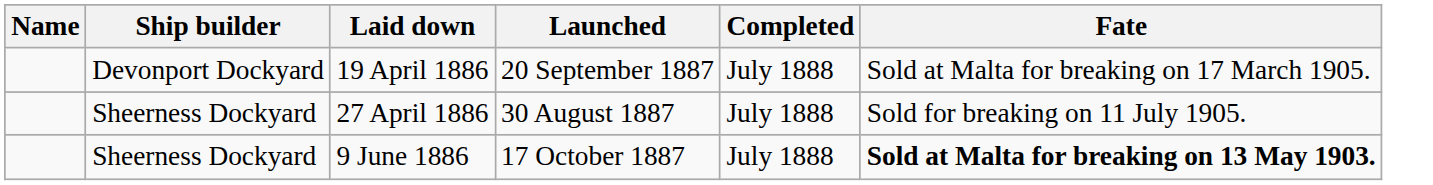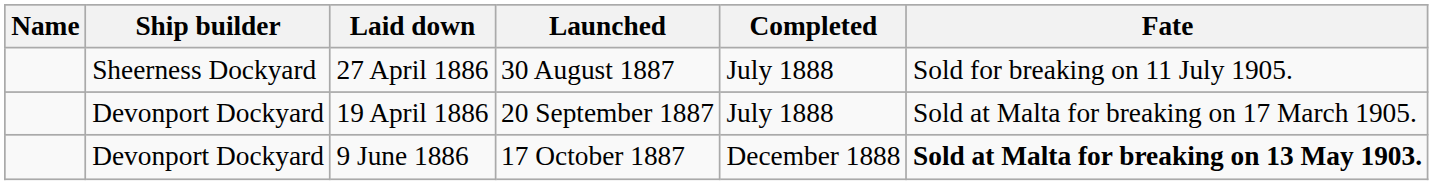rows swapped: (412, 112) <-> (412, 69)
(204, 156) Sheerness Dockyard -> (208, 156) Devonport Dockyard
(780, 156) July 1888 -> (813, 156) December 1888
